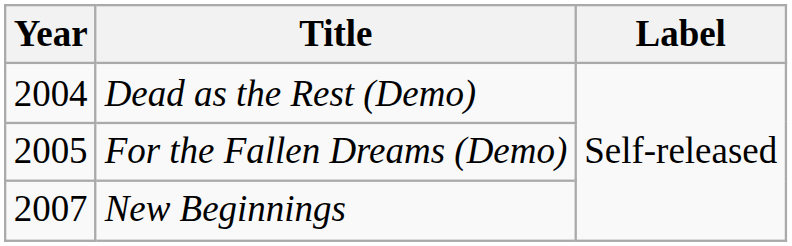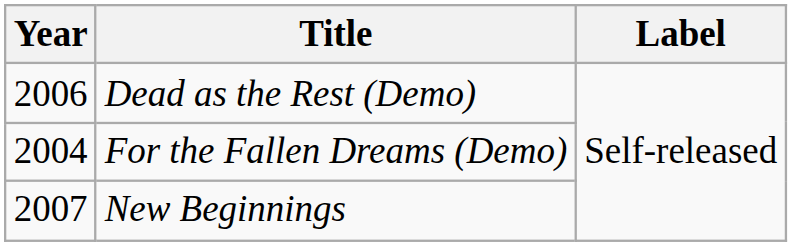(51, 92) 2004 -> (51, 92) 2006
(51, 151) 2005 -> (51, 151) 2004
